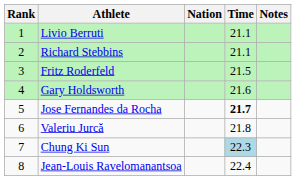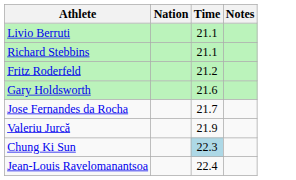- column: (21, 14)
(241, 71) 21.5 -> (207, 71) 21.2
(241, 109) bold -> (207, 109) normal
(241, 128) 21.8 -> (207, 128) 21.9
